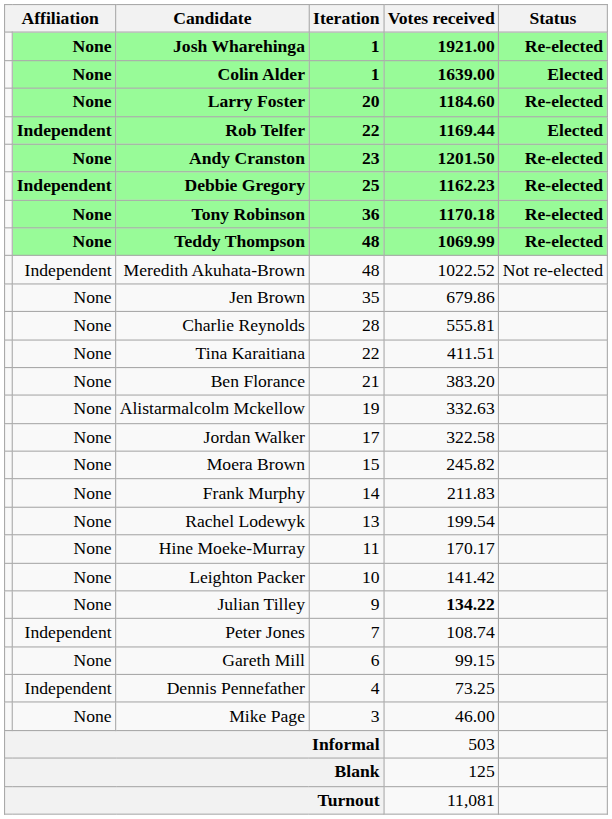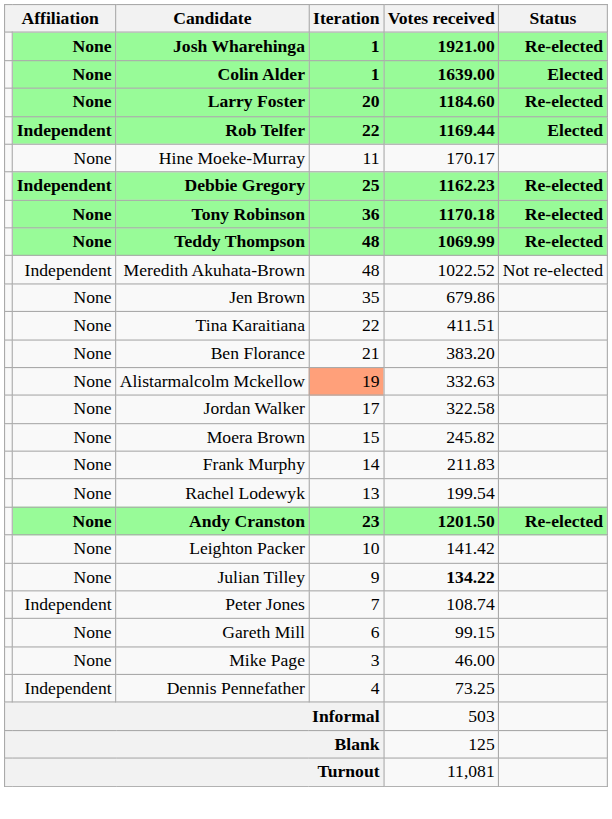rows swapped: (247, 158) <-> (232, 548)
- row: (244, 325)
(371, 409) no background -> (371, 381) lightsalmon background
rows swapped: (236, 688) <-> (267, 716)
